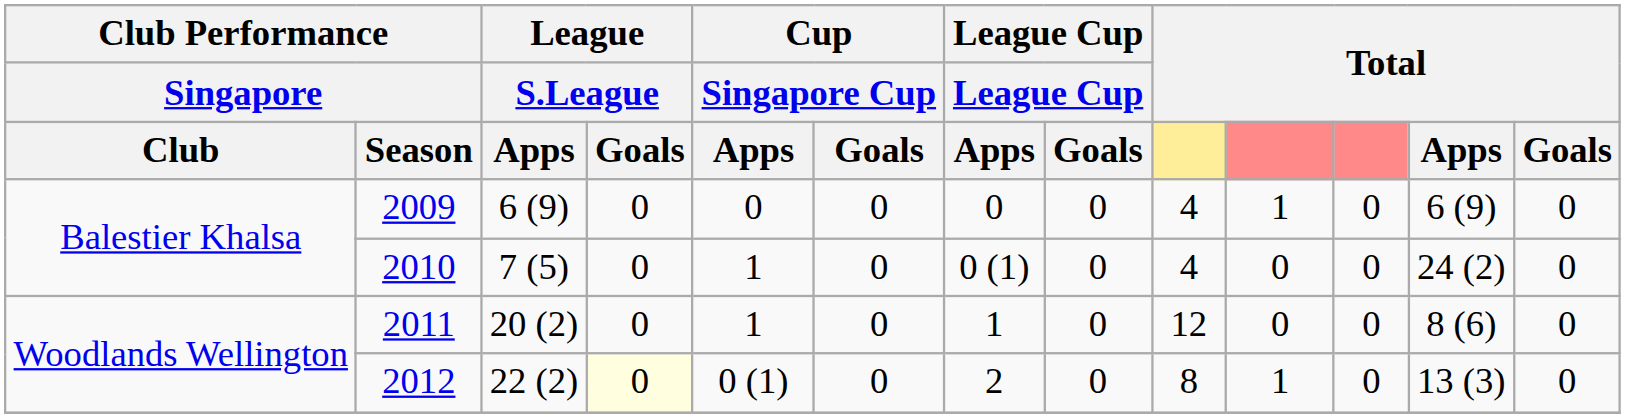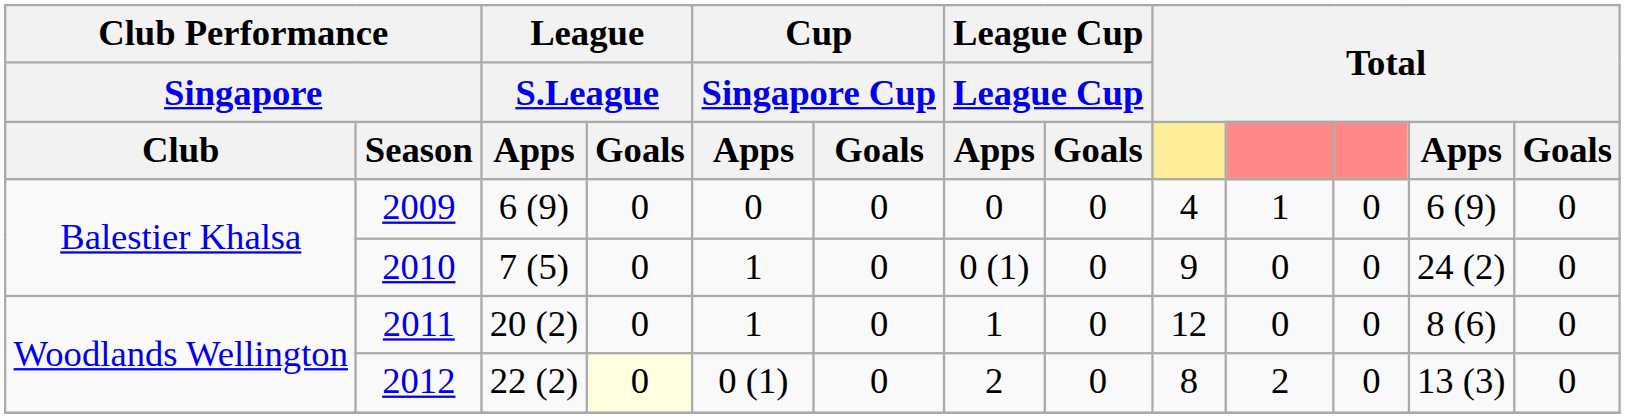(1189, 265) 4 -> (1189, 265) 9
(1280, 382) 1 -> (1280, 382) 2
